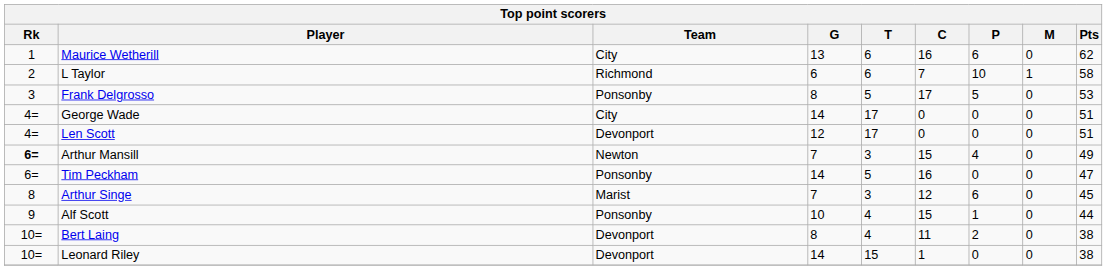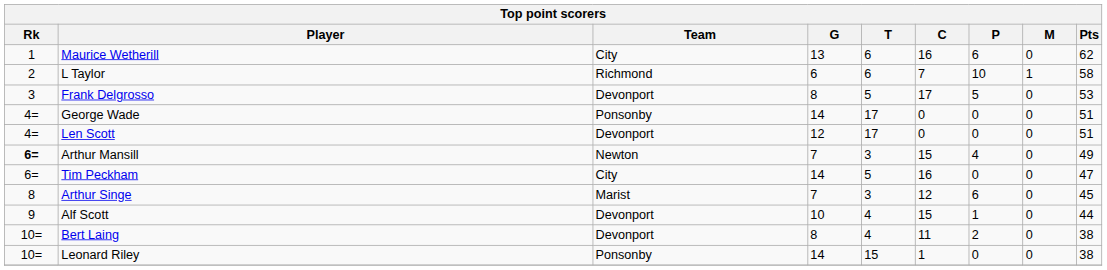(624, 94) Ponsonby -> (625, 94) Devonport
(606, 114) City -> (624, 114) Ponsonby
(624, 174) Ponsonby -> (606, 174) City
(624, 214) Ponsonby -> (625, 214) Devonport
(625, 255) Devonport -> (624, 255) Ponsonby
